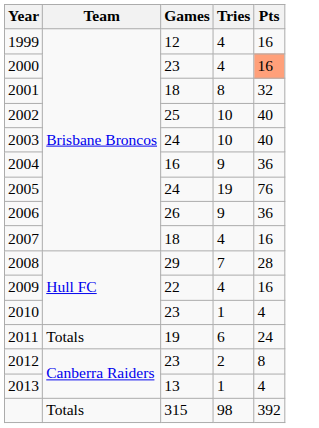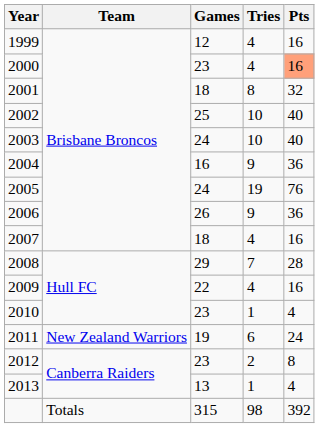(65, 336) Totals -> (117, 336) New Zealand Warriors
